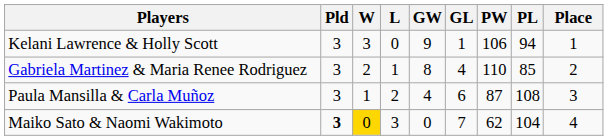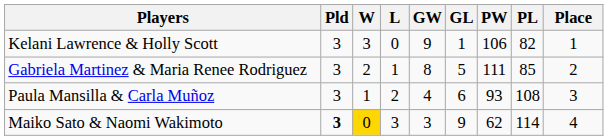(528, 43) 94 -> (528, 43) 82
(462, 69) 4 -> (462, 69) 5
(494, 69) 110 -> (494, 69) 111
(494, 95) 87 -> (494, 95) 93
(427, 122) 0 -> (427, 122) 3
(462, 122) 7 -> (462, 122) 9
(528, 122) 104 -> (528, 122) 114
